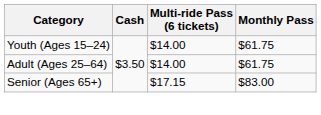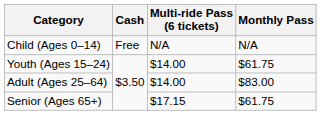+ row: (54, 45)
(256, 63) $61.75 -> (256, 82) $83.00
(256, 82) $83.00 -> (256, 100) $61.75
